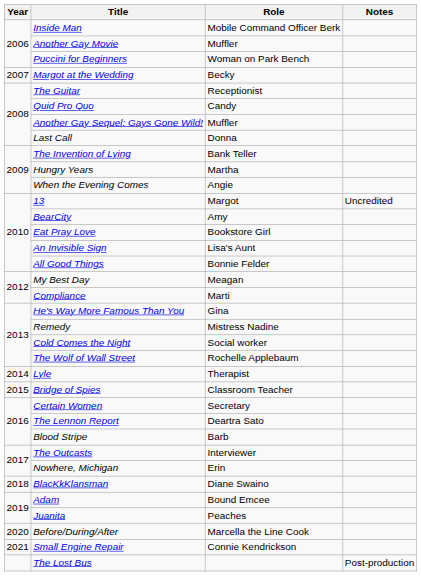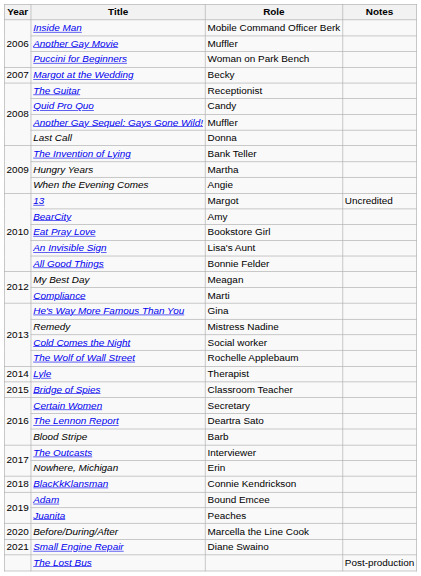(238, 484) Diane Swaino -> (252, 484) Connie Kendrickson
(252, 547) Connie Kendrickson -> (238, 547) Diane Swaino
